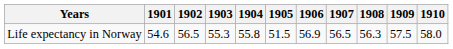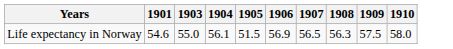- column: (190, 14)
(219, 33) 55.3 -> (188, 33) 55.0
(249, 33) 55.8 -> (219, 33) 56.1
